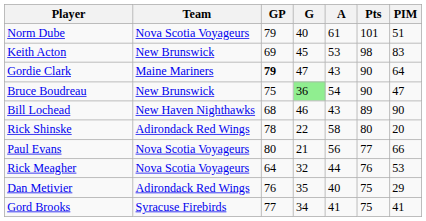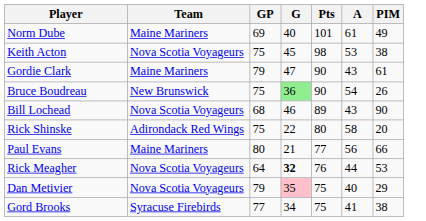columns swapped: (341, 14) <-> (373, 14)
(192, 33) Nova Scotia Voyageurs -> (169, 33) Maine Mariners
(270, 33) 79 -> (259, 33) 69
(398, 33) 51 -> (382, 33) 49
(175, 52) New Brunswick -> (187, 52) Nova Scotia Voyageurs
(270, 52) 69 -> (259, 52) 75
(398, 52) 83 -> (382, 52) 38
(270, 71) bold -> (259, 71) normal
(398, 71) 64 -> (382, 71) 61
(398, 91) 47 -> (382, 91) 26
(195, 110) New Haven Nighthawks -> (187, 110) Nova Scotia Voyageurs
(270, 129) 78 -> (259, 129) 75
(192, 149) Nova Scotia Voyageurs -> (169, 149) Maine Mariners
(302, 168) normal -> (290, 168) bold
(193, 187) Adirondack Red Wings -> (187, 187) Nova Scotia Voyageurs
(270, 187) 76 -> (259, 187) 79
(302, 187) no background -> (290, 187) pink background
(398, 206) 41 -> (382, 206) 38
